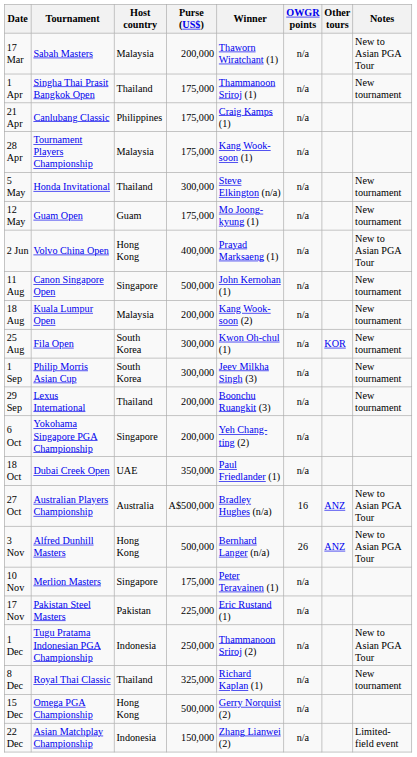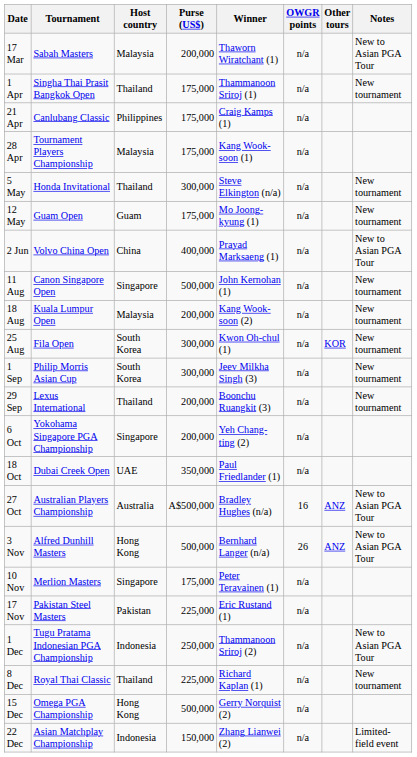(128, 251) Hong Kong -> (129, 251) China
(198, 680) 325,000 -> (198, 680) 225,000
